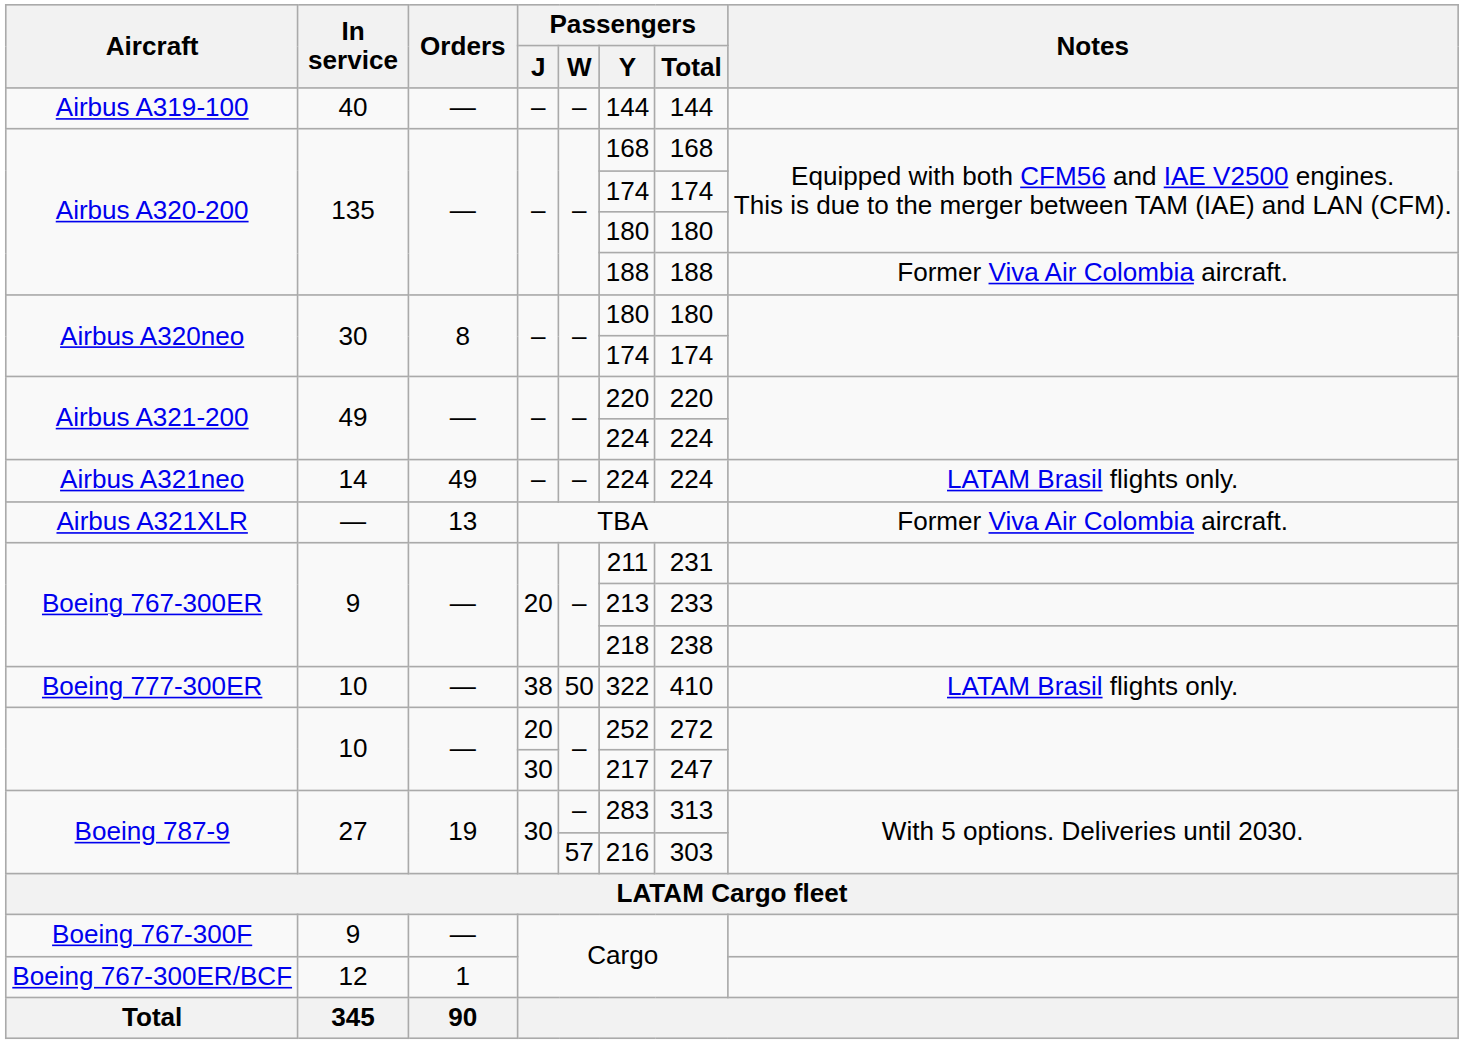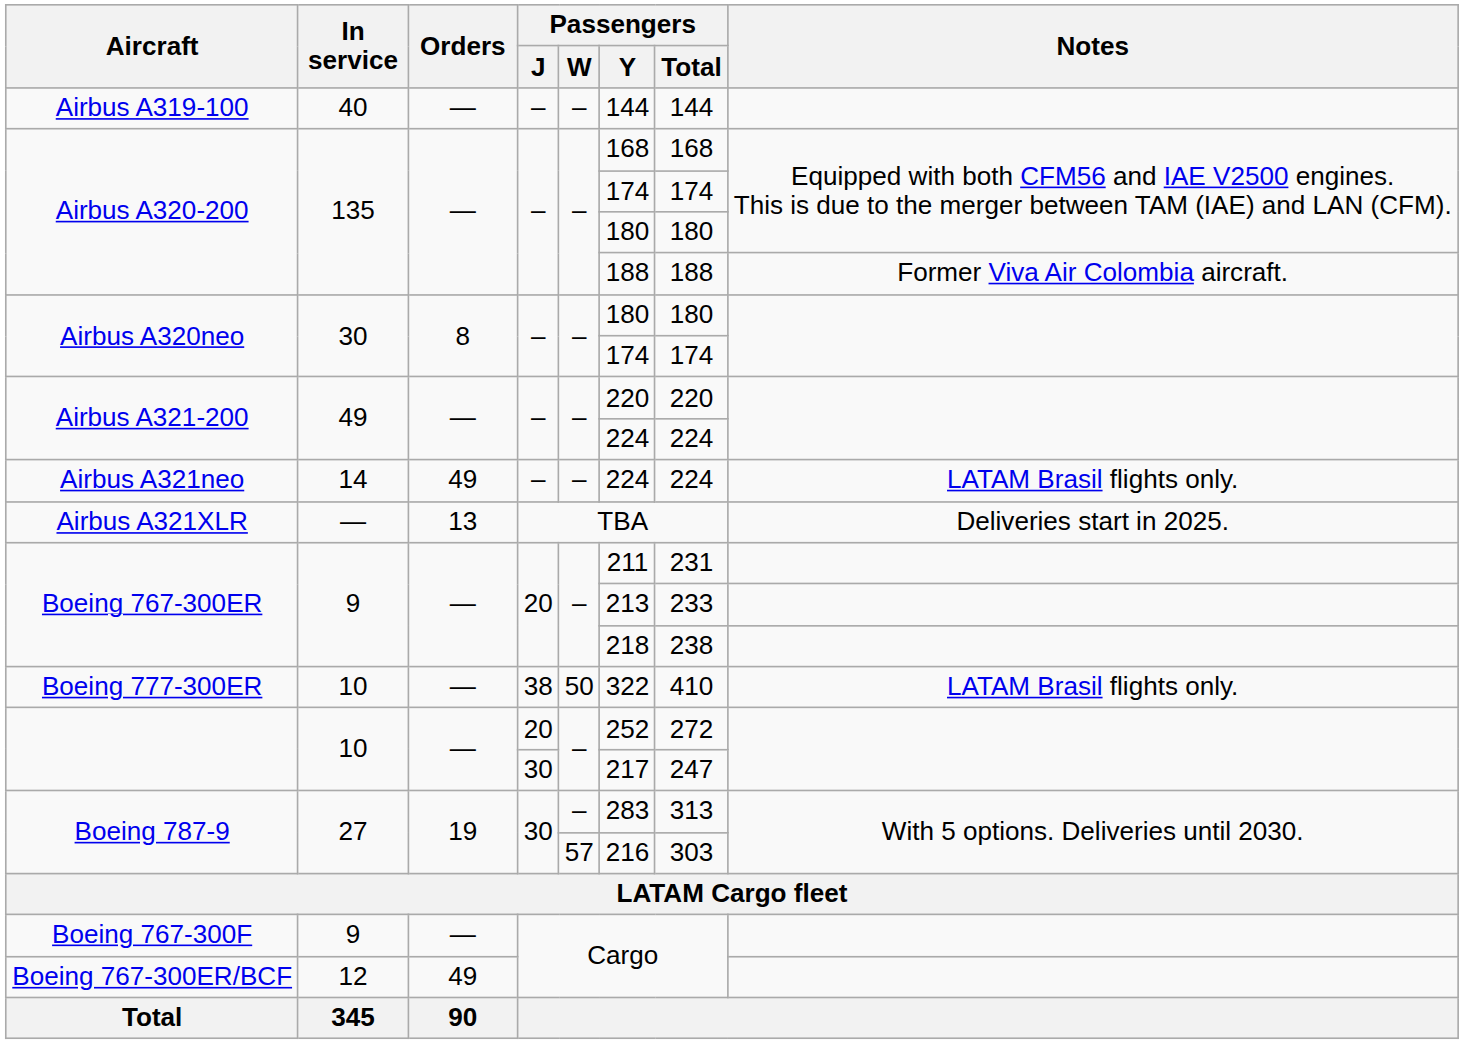(1093, 521) Former Viva Air Colombia aircraft. -> (1093, 521) Deliveries start in 2025.
(463, 976) 1 -> (463, 976) 49
